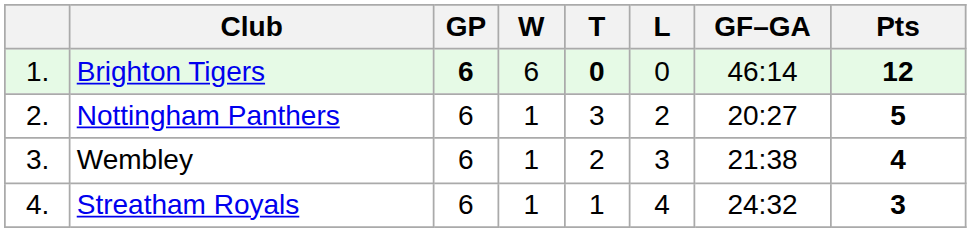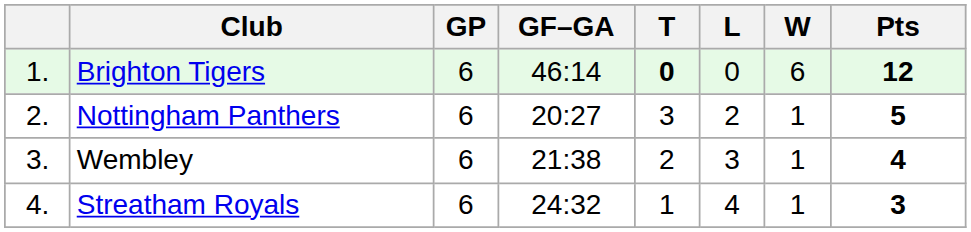columns swapped: (531, 26) <-> (763, 26)
(466, 71) bold -> (466, 71) normal
